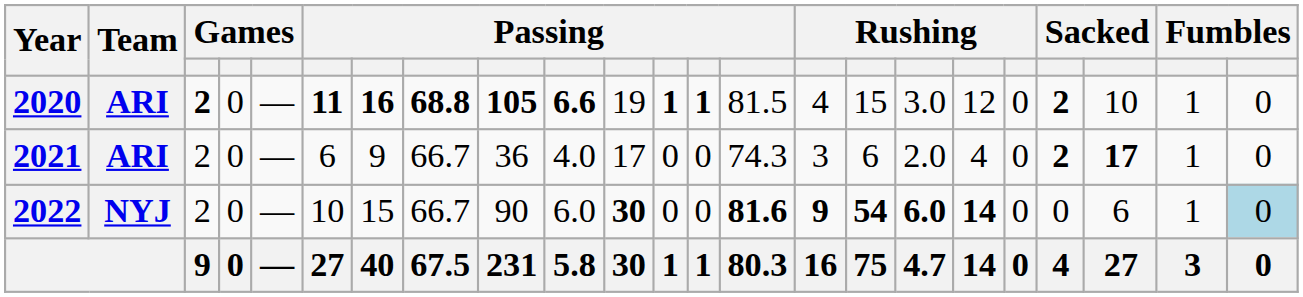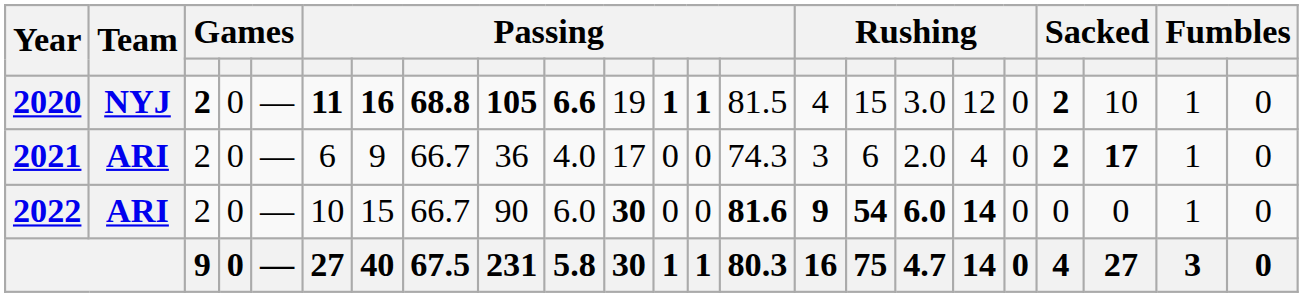(137, 101) ARI -> (137, 101) NYJ
(137, 210) NYJ -> (137, 210) ARI
(1121, 210) 6 -> (1121, 210) 0
(1263, 210) lightblue background -> (1263, 210) no background
